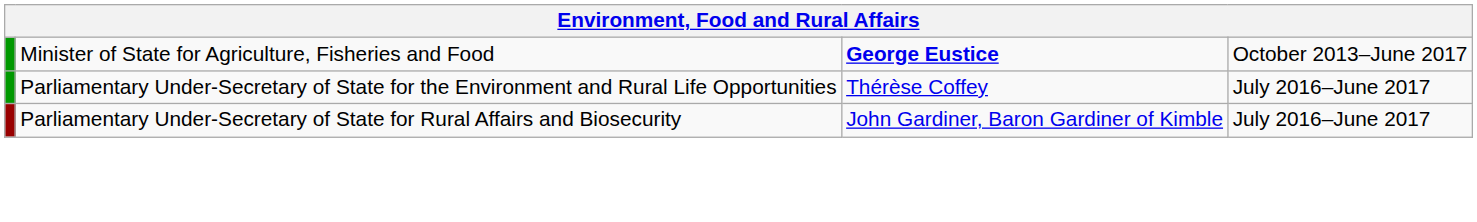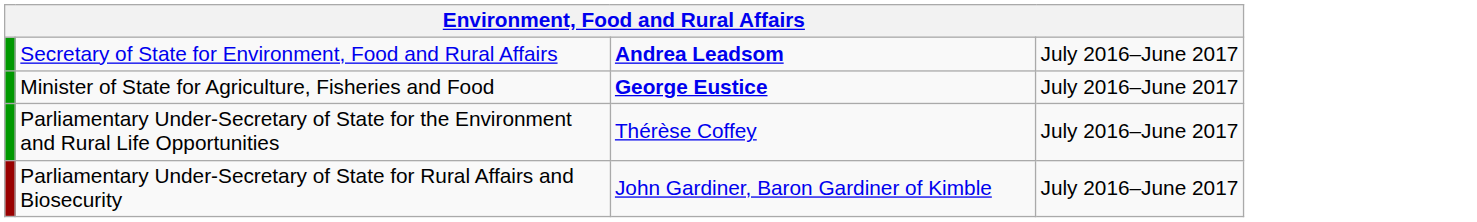+ row: (289, 53)
(1350, 53) October 2013–June 2017 -> (1139, 86) July 2016–June 2017
